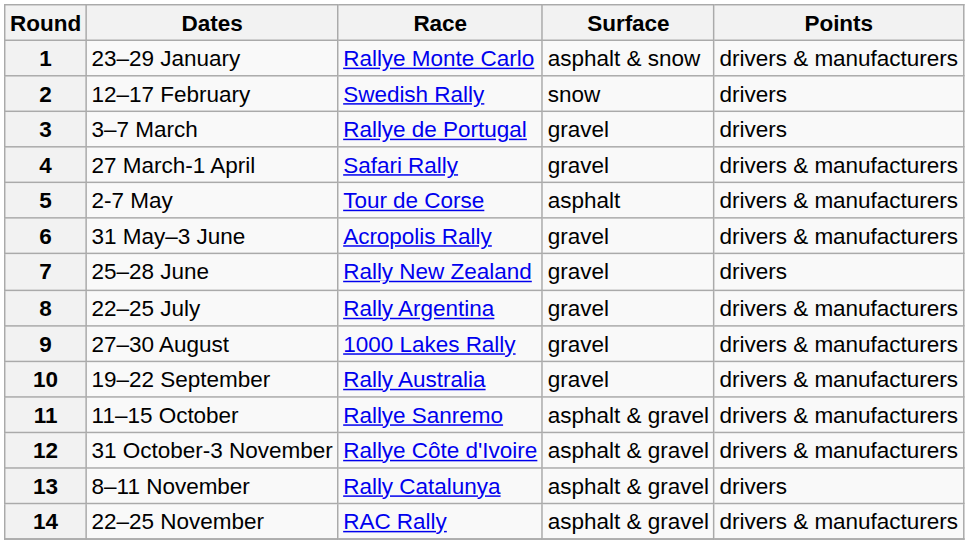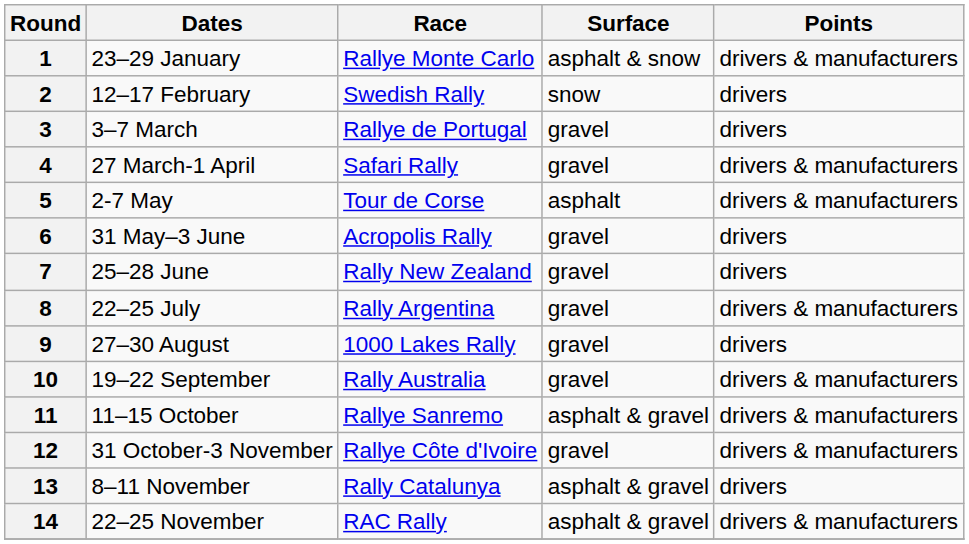(839, 236) drivers & manufacturers -> (753, 236) drivers
(839, 343) drivers & manufacturers -> (753, 343) drivers
(628, 450) asphalt & gravel -> (578, 450) gravel
